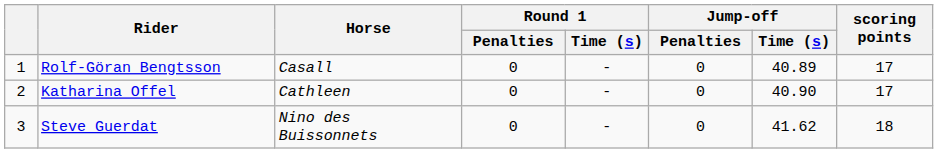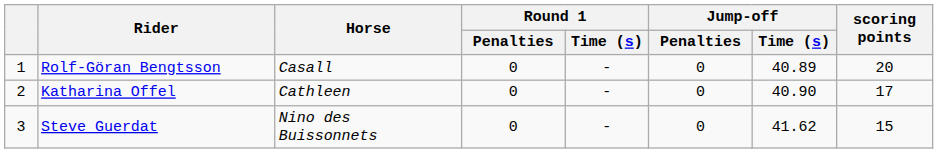(885, 67) 17 -> (885, 67) 20
(885, 127) 18 -> (885, 127) 15
